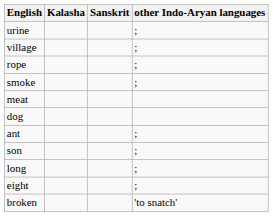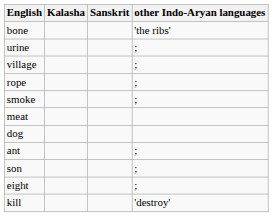+ row: (17, 30)
- row: (17, 168)
- row: (22, 202)
+ row: (14, 202)
